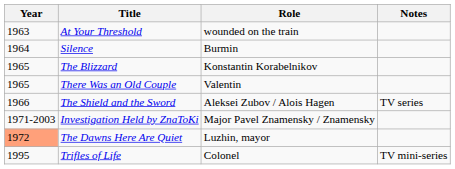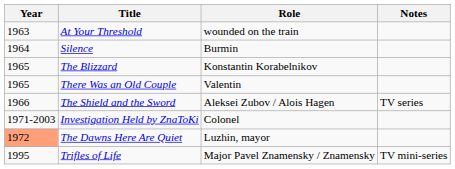(289, 119) Major Pavel Znamensky / Znamensky -> (222, 119) Colonel
(222, 155) Colonel -> (289, 155) Major Pavel Znamensky / Znamensky
